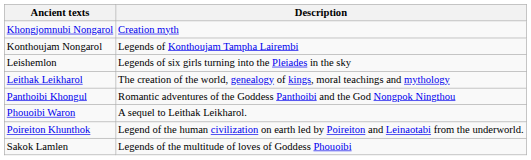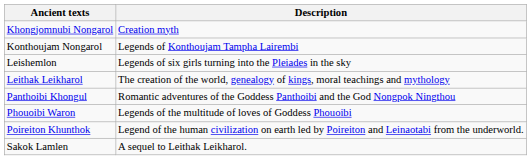(182, 113) A sequel to Leithak Leikharol. -> (235, 113) Legends of the multitude of loves of Goddess Phouoibi
(235, 146) Legends of the multitude of loves of Goddess Phouoibi -> (182, 146) A sequel to Leithak Leikharol.
